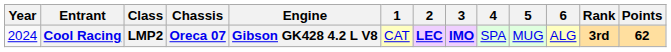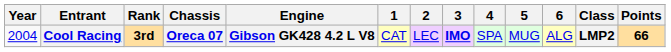columns swapped: (145, 15) <-> (599, 15)
(22, 36) 2024 -> (22, 36) 2004
(429, 36) bold -> (426, 36) normal
(642, 36) 62 -> (641, 36) 66
